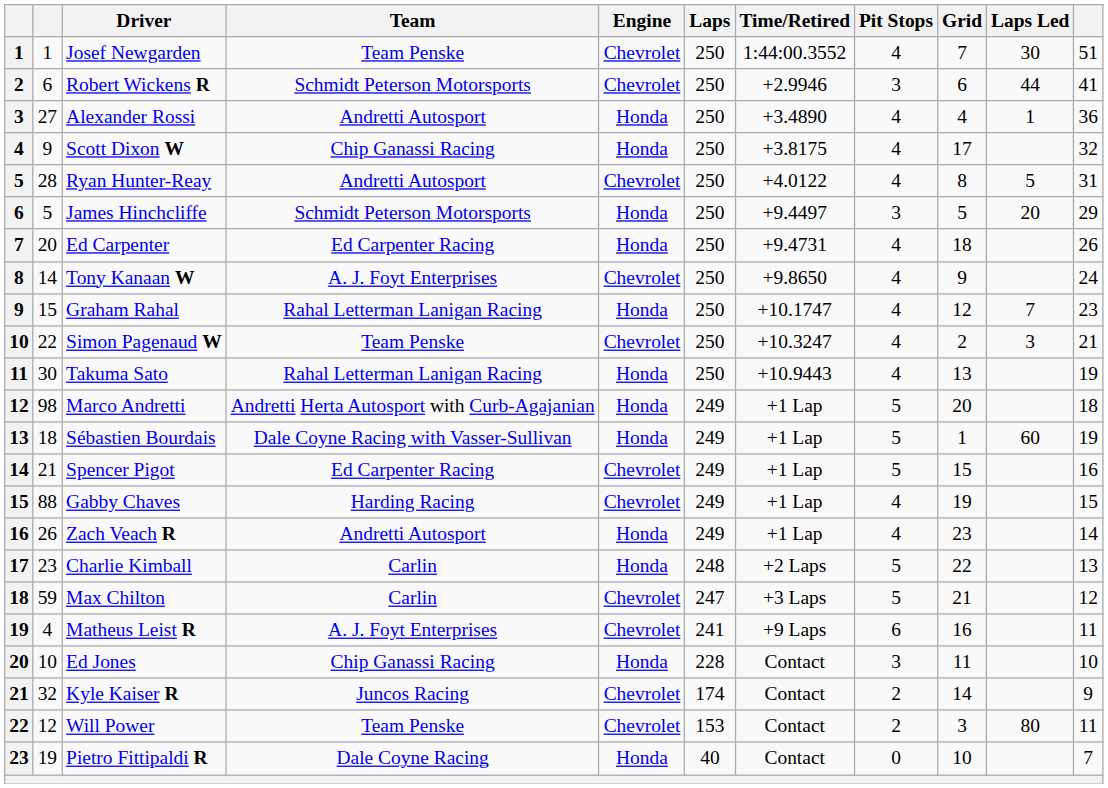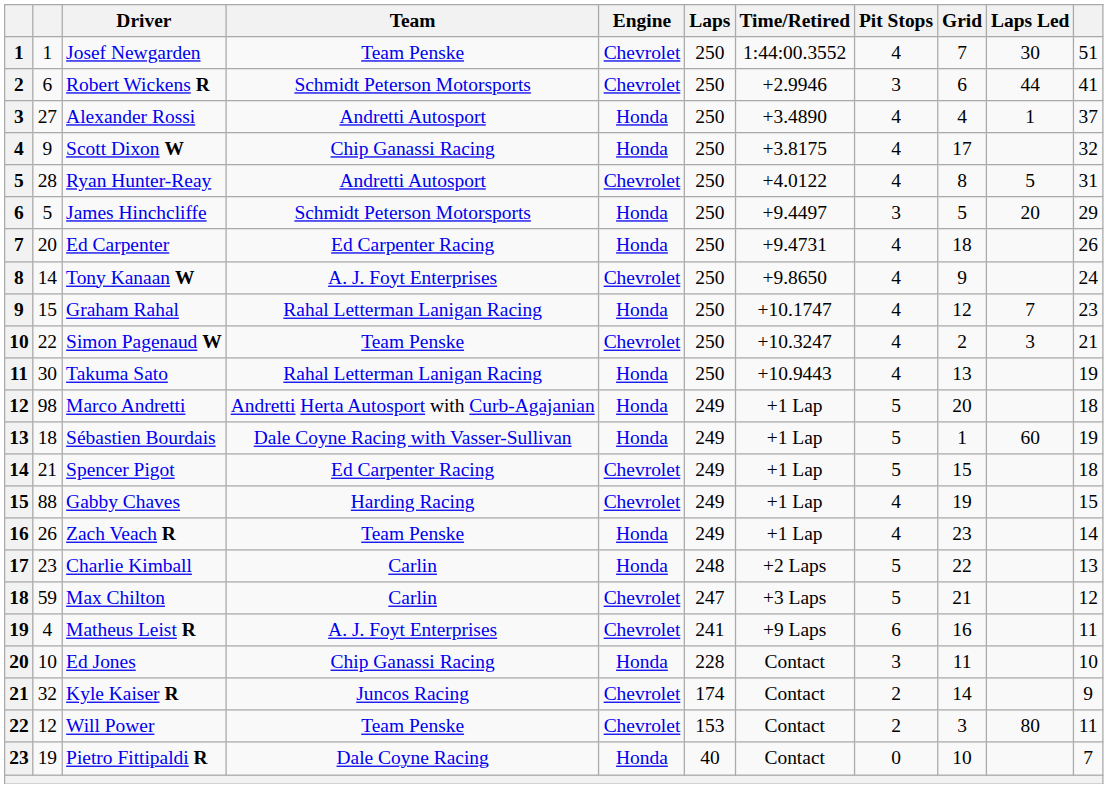(1088, 116) 36 -> (1088, 116) 37
(1088, 469) 16 -> (1088, 469) 18
(413, 534) Andretti Autosport -> (413, 534) Team Penske
